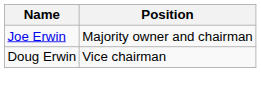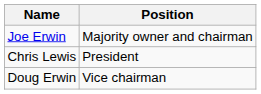+ row: (42, 57)
